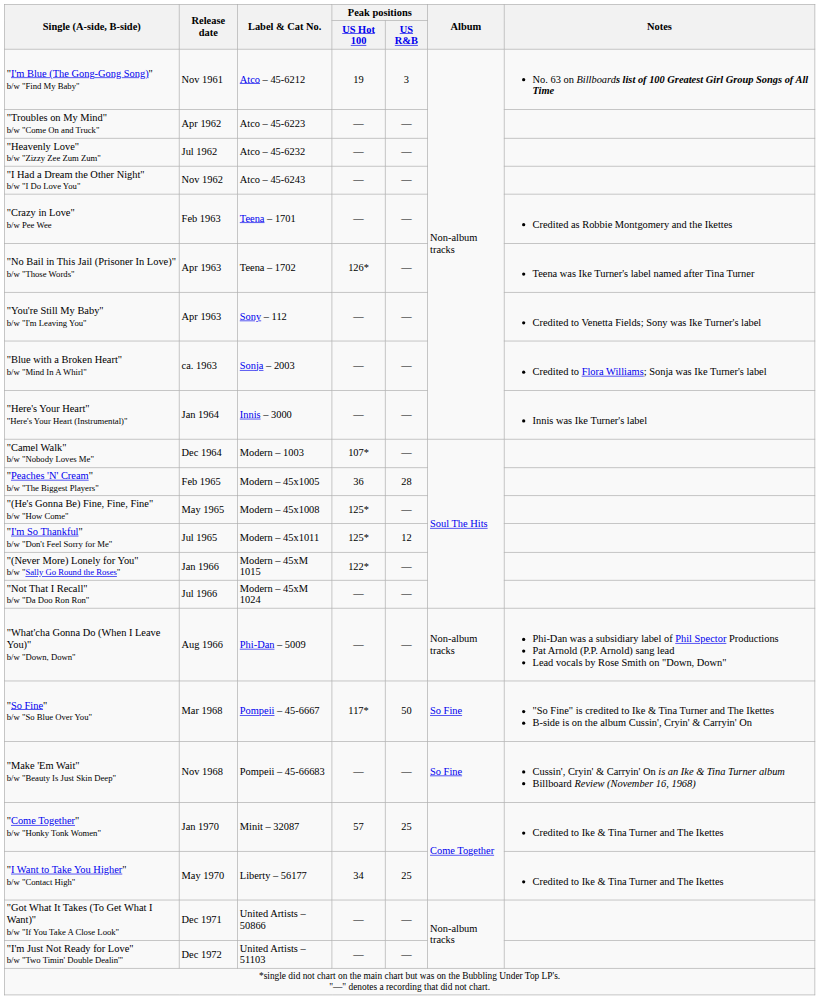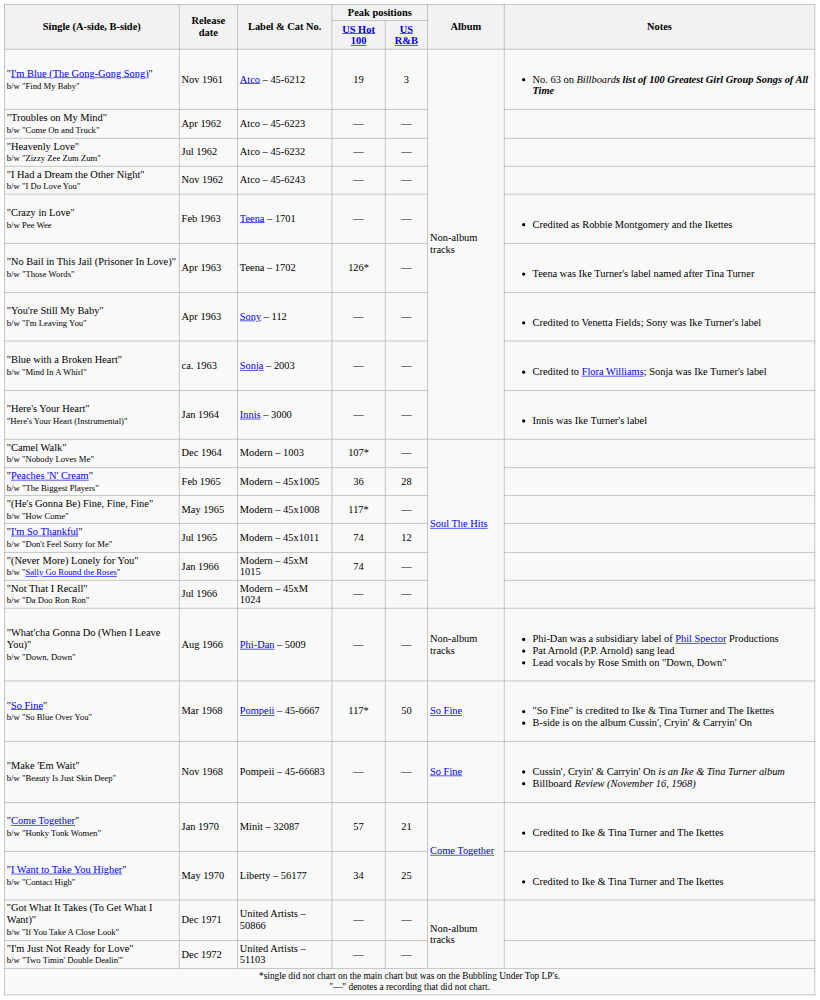(359, 509) 125* -> (359, 509) 117*
(359, 538) 125* -> (359, 538) 74
(359, 566) 122* -> (359, 566) 74
(406, 826) 25 -> (406, 826) 21
